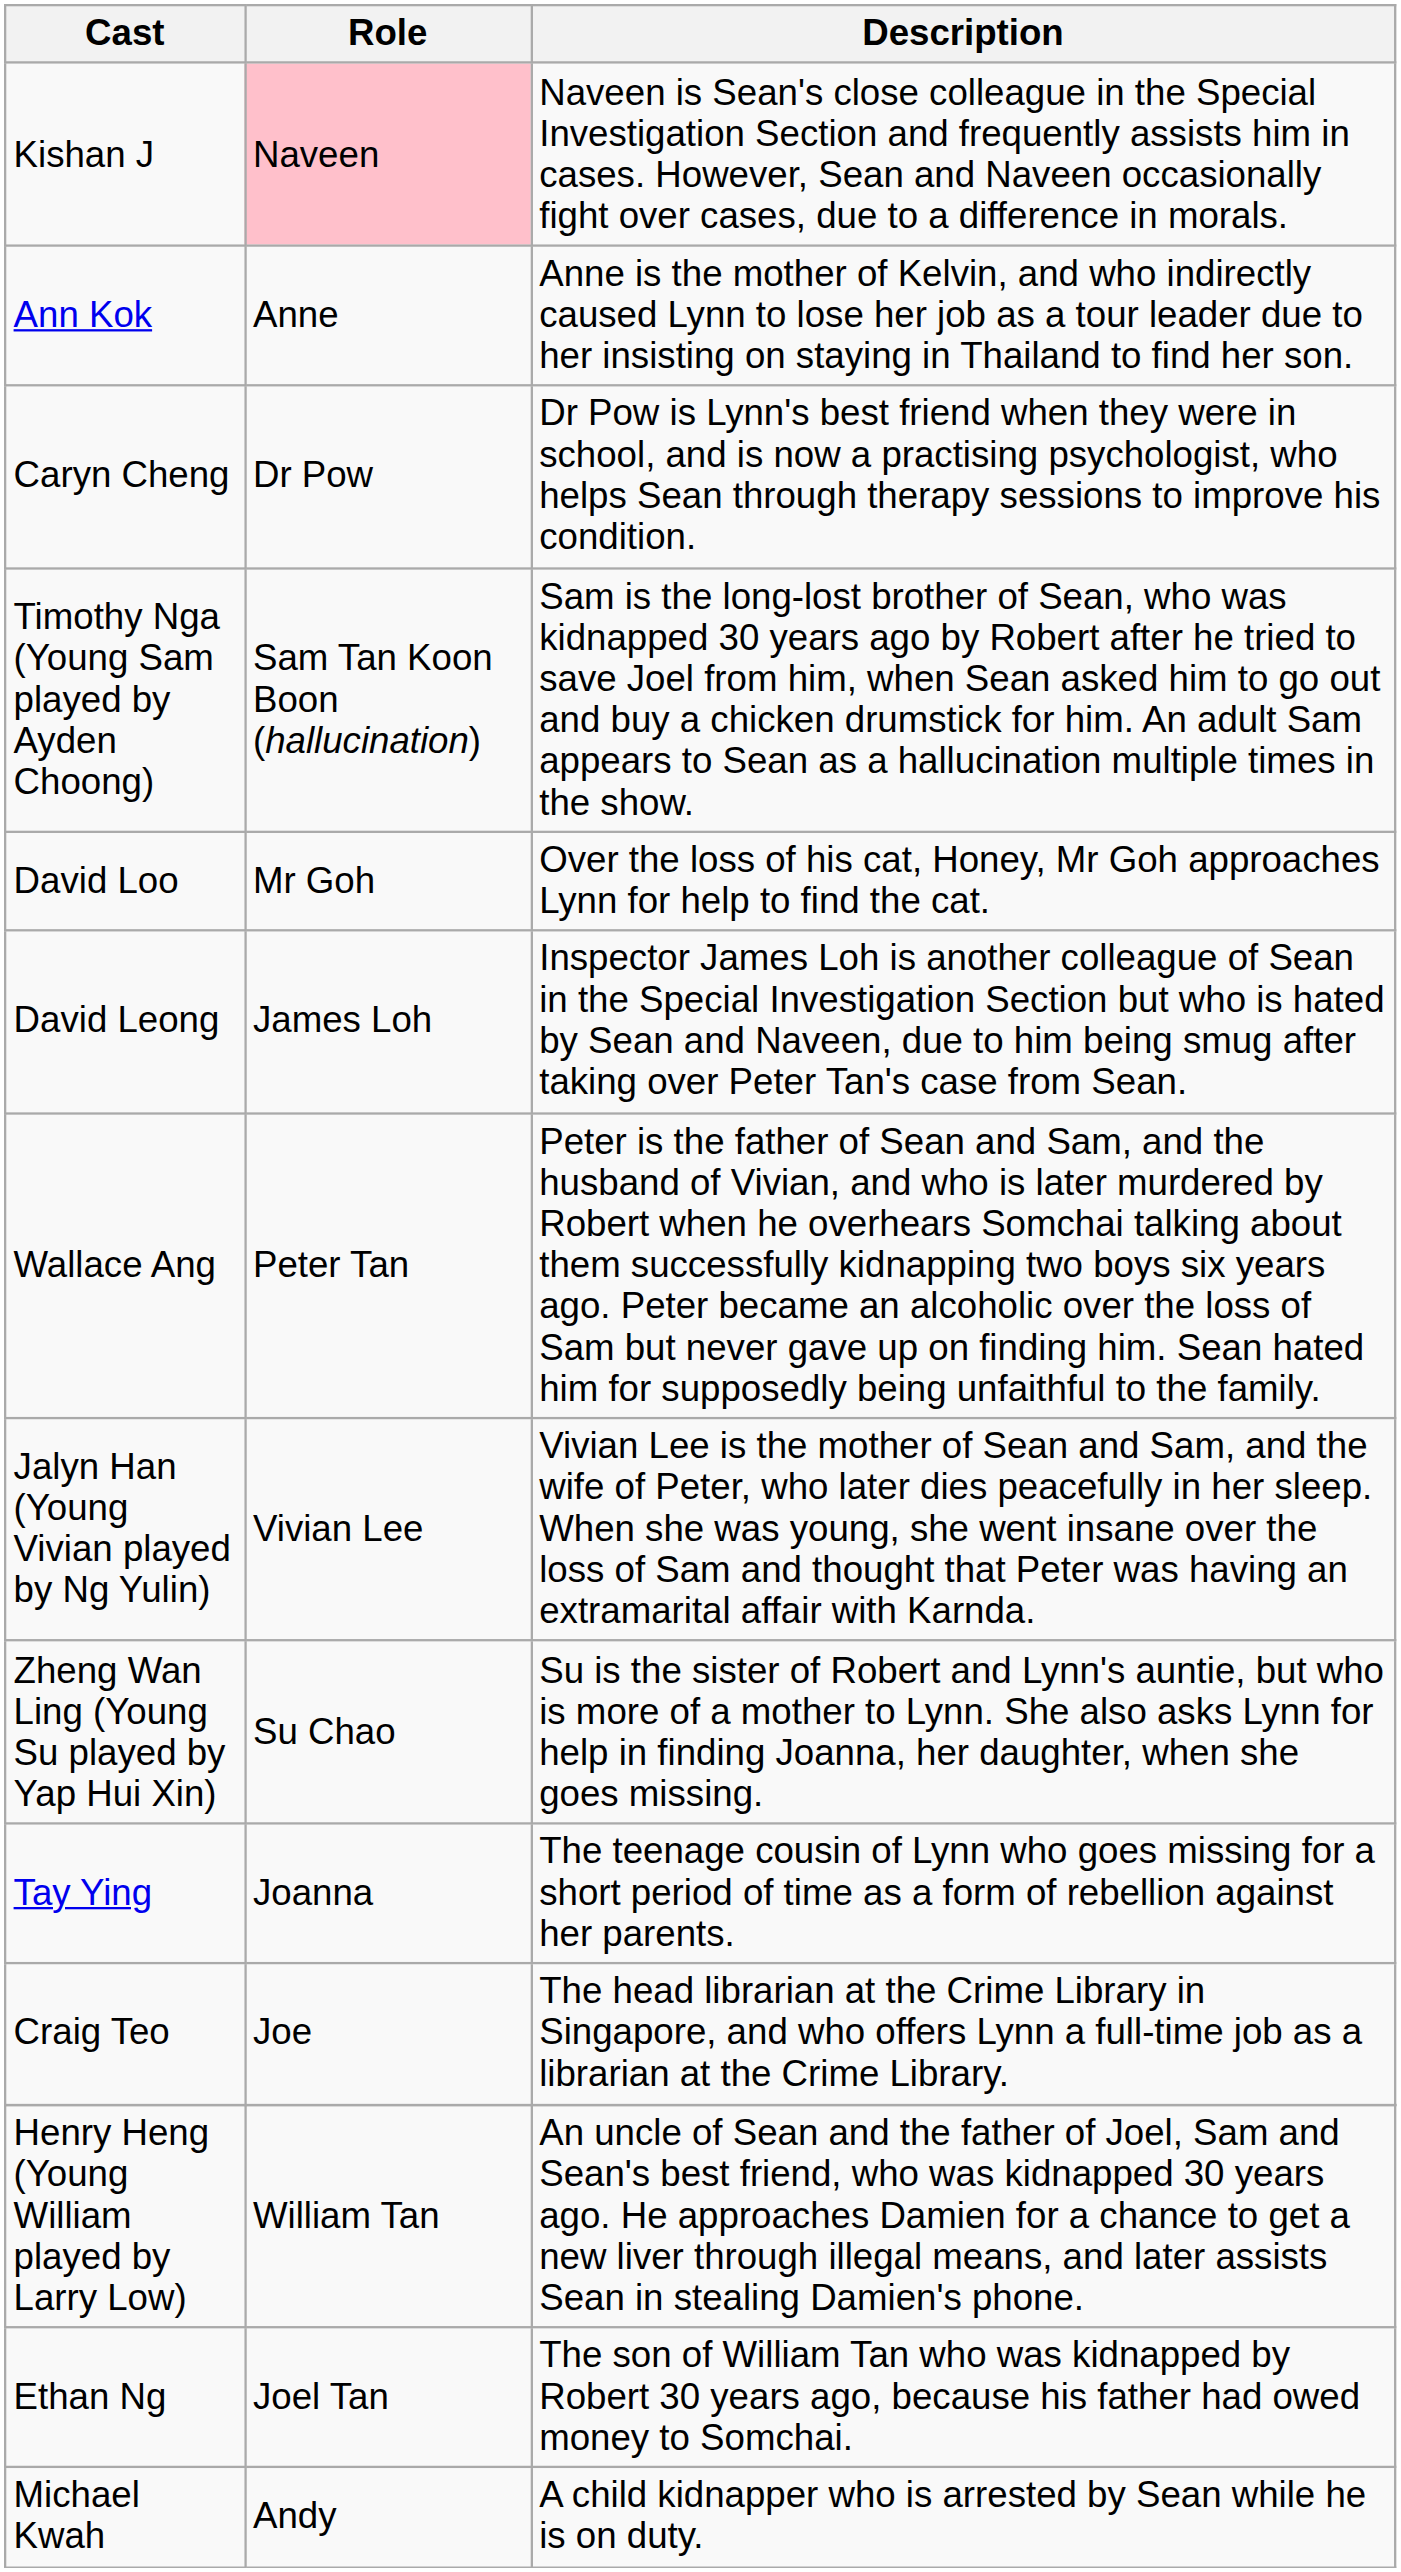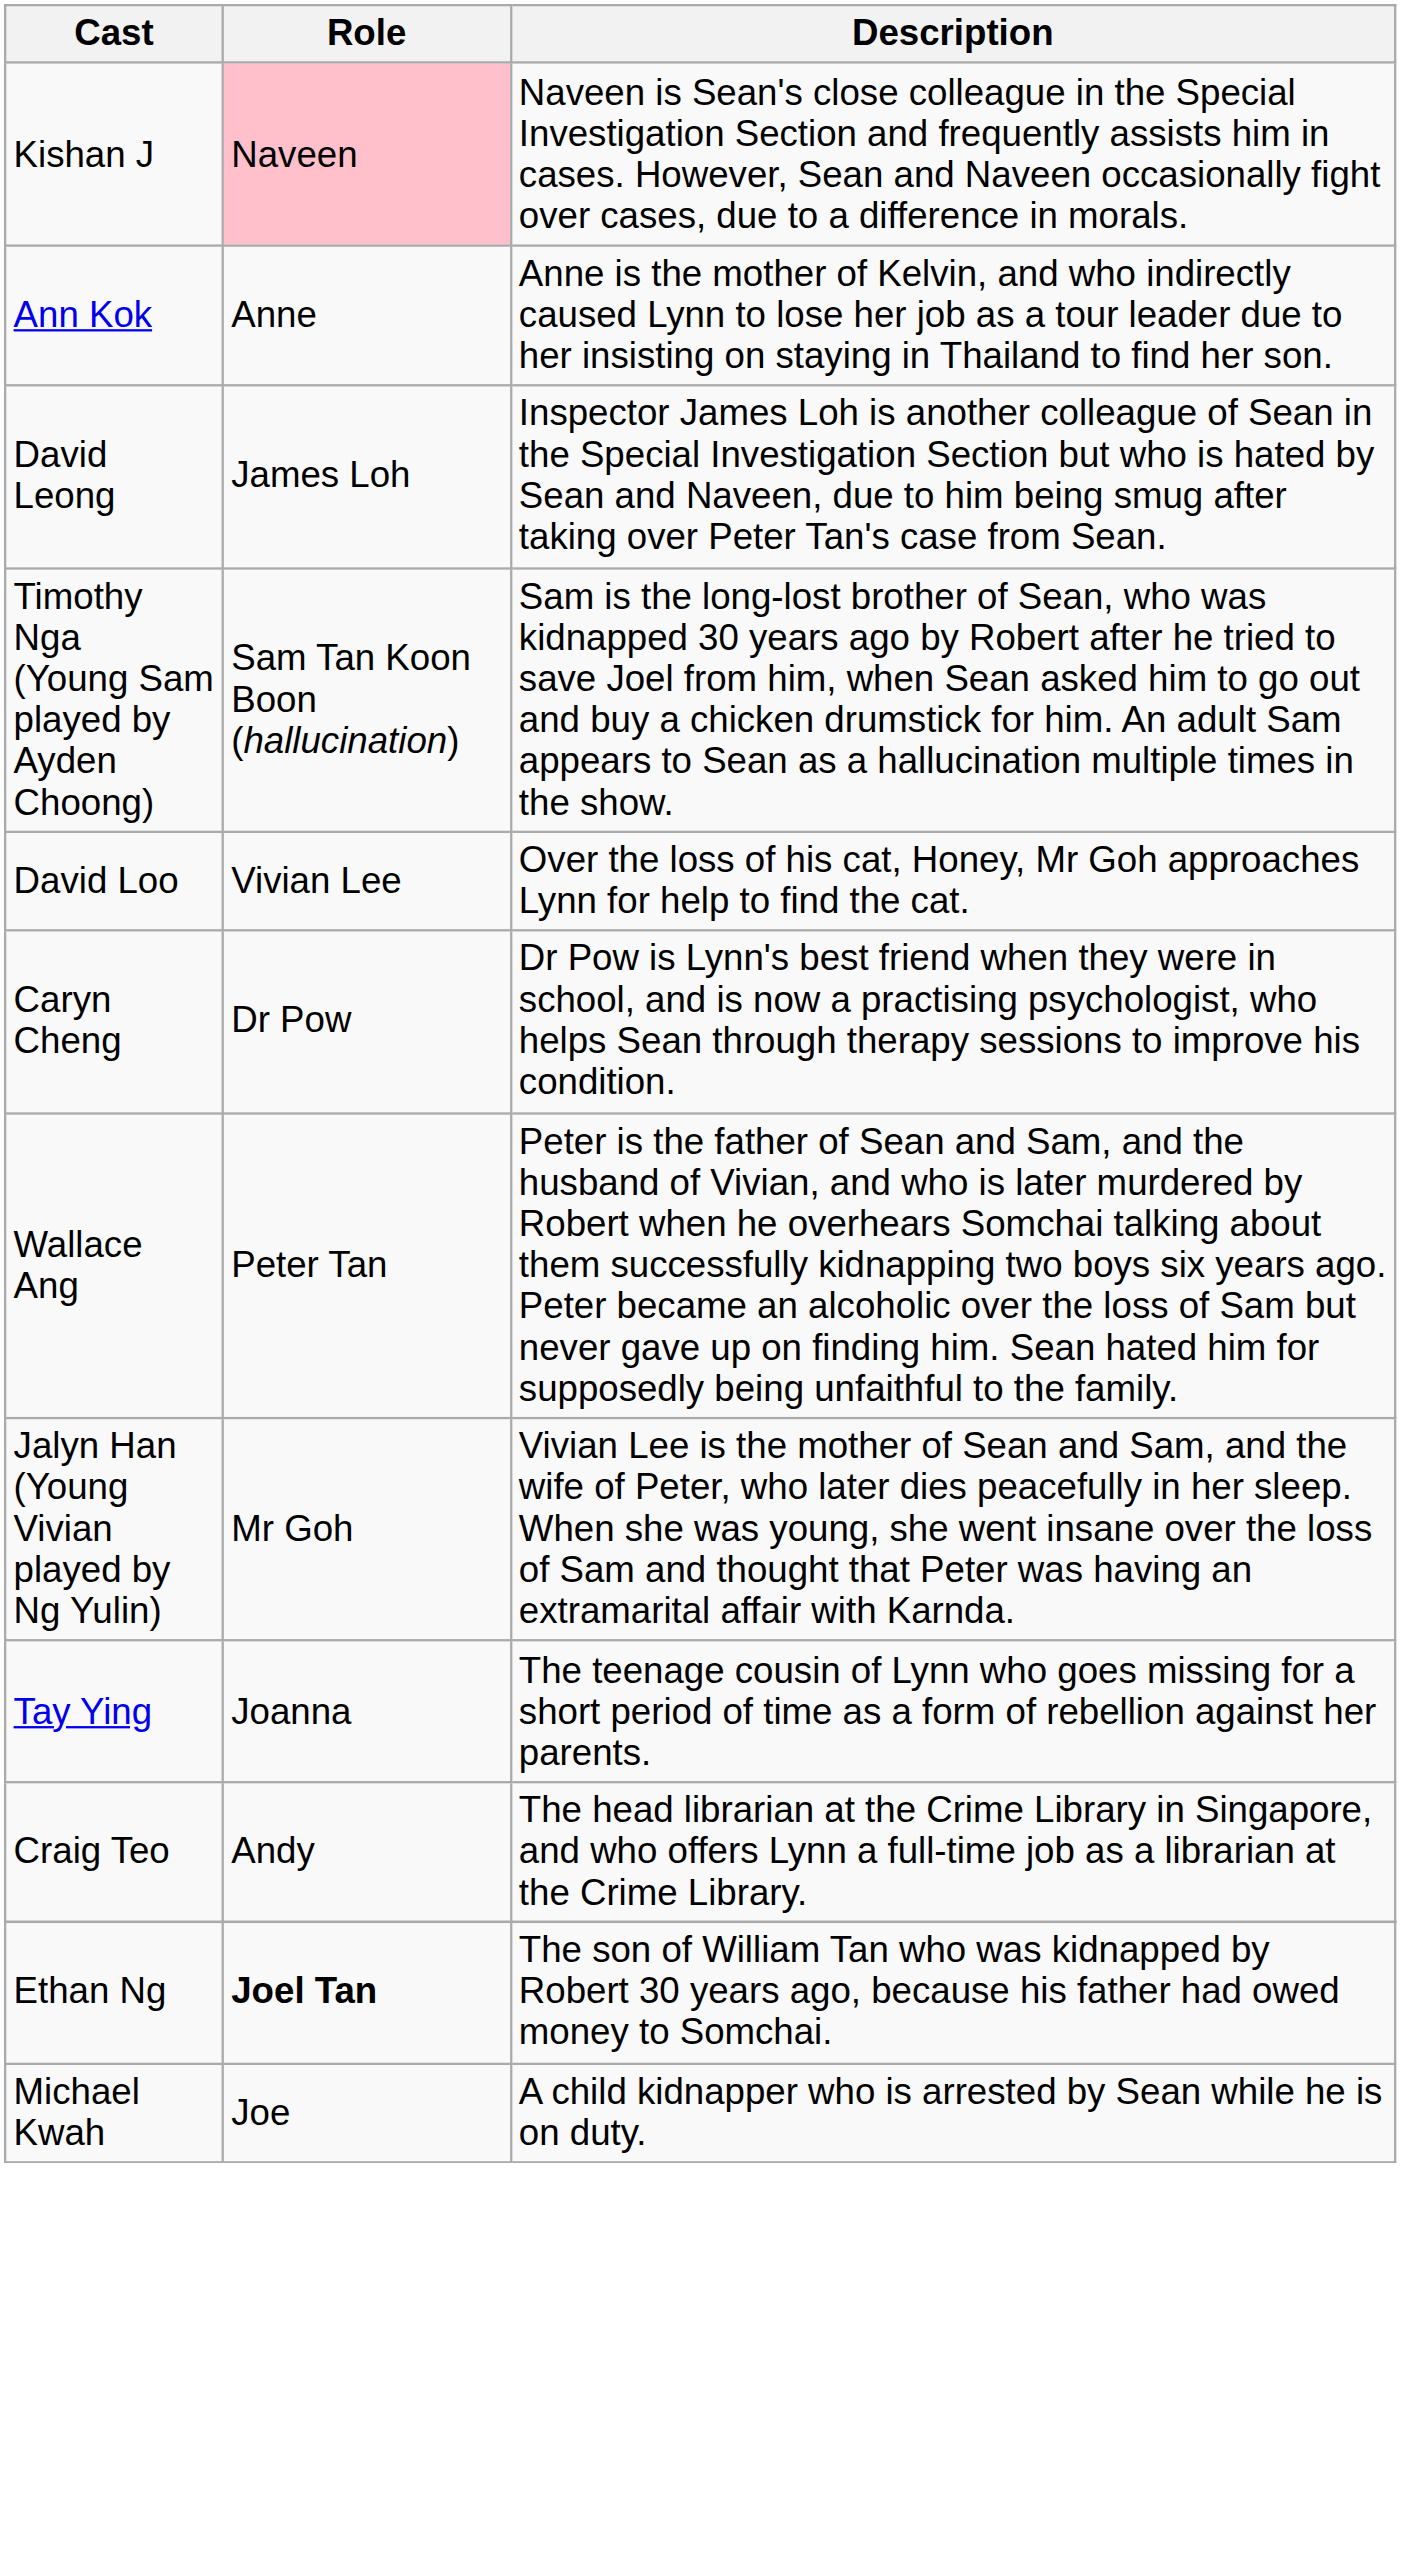rows swapped: (116, 1021) <-> (122, 475)
(314, 880) Mr Goh -> (316, 880) Vivian Lee
(338, 1528) Vivian Lee -> (292, 1528) Mr Goh
- row: (120, 1731)
(283, 2033) Joe -> (273, 1851) Andy
- row: (111, 2214)
(321, 2396) normal -> (304, 1991) bold
(295, 2516) Andy -> (261, 2111) Joe
